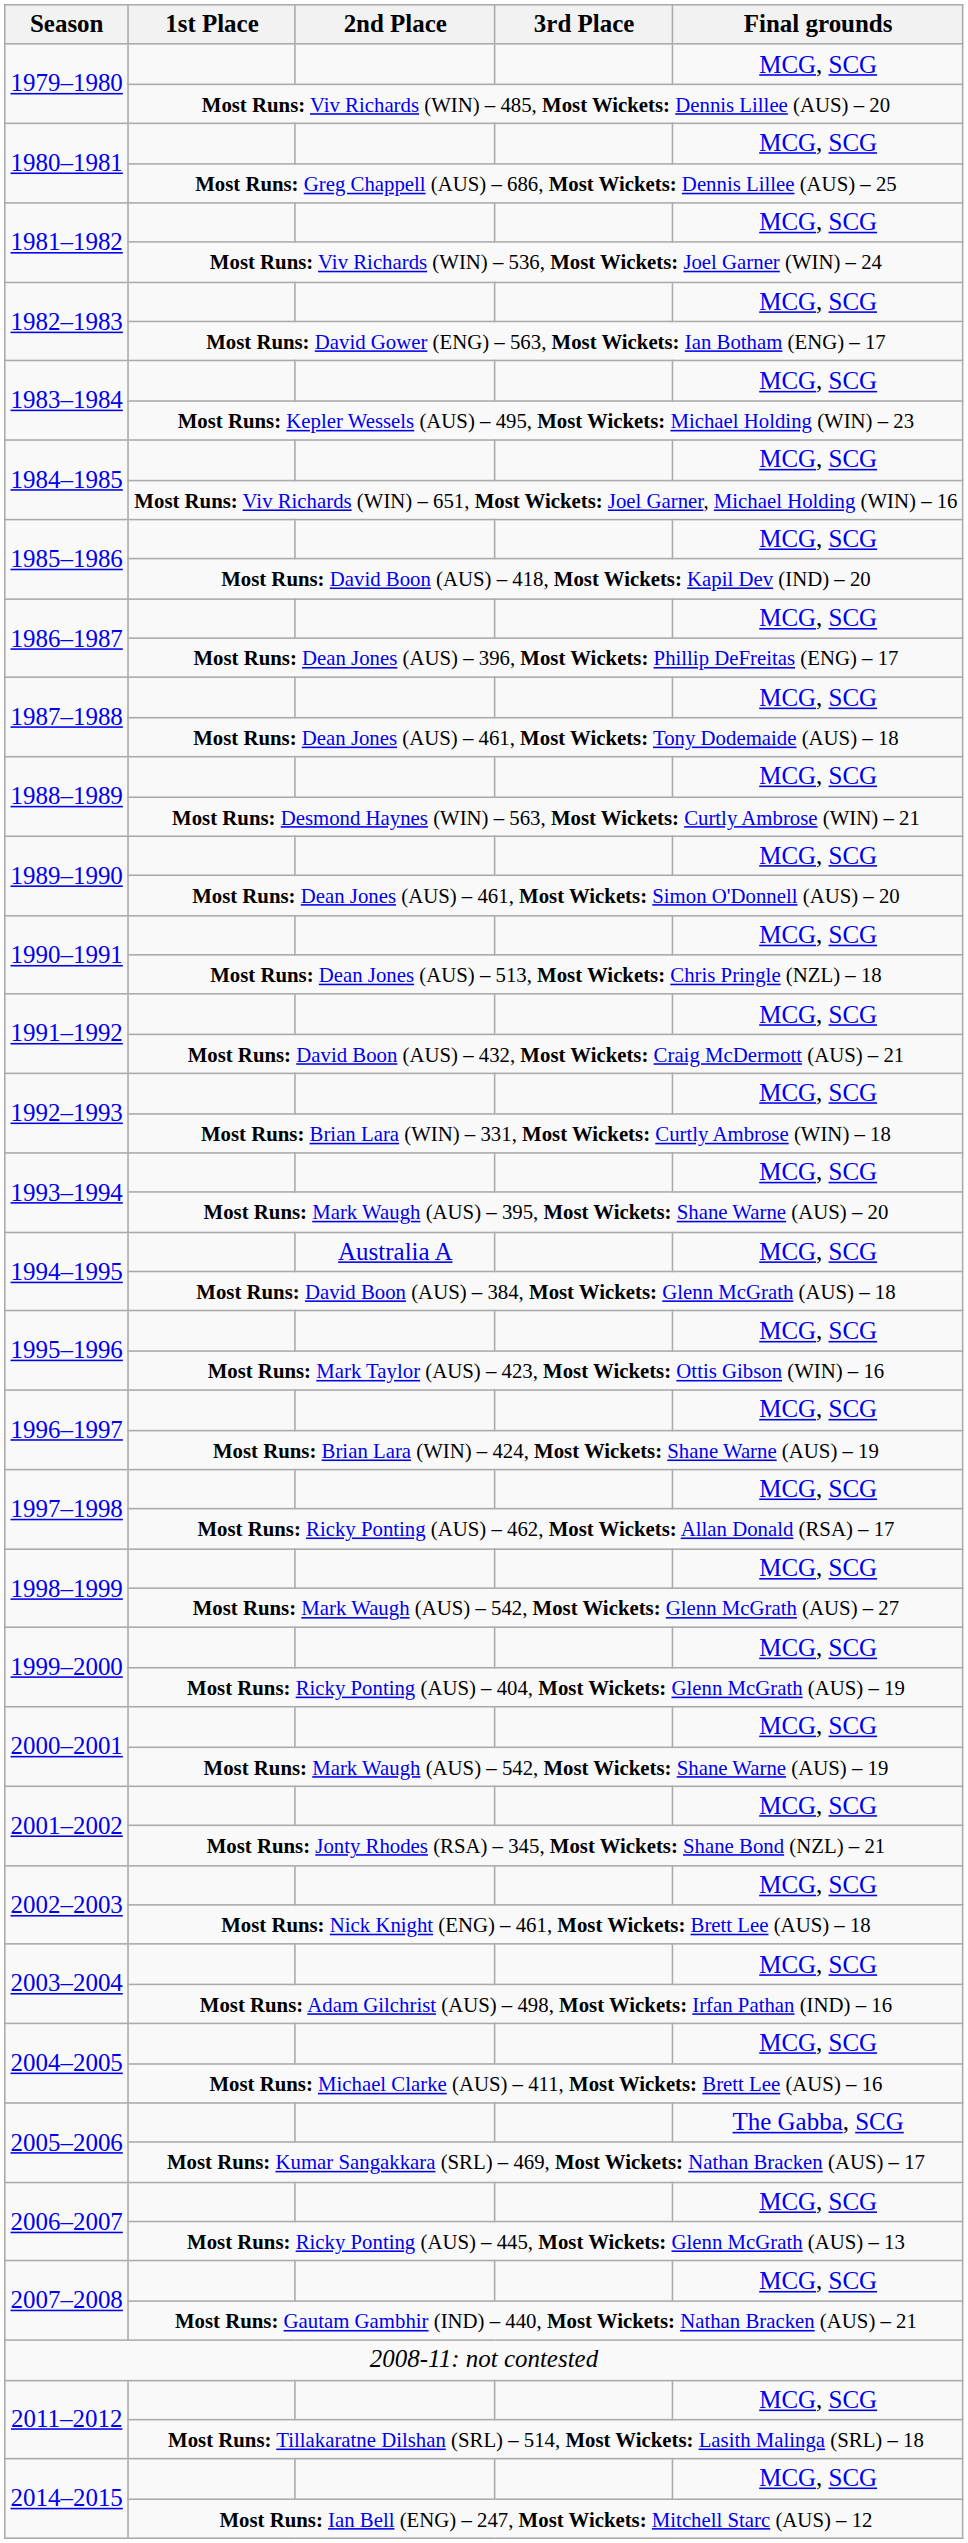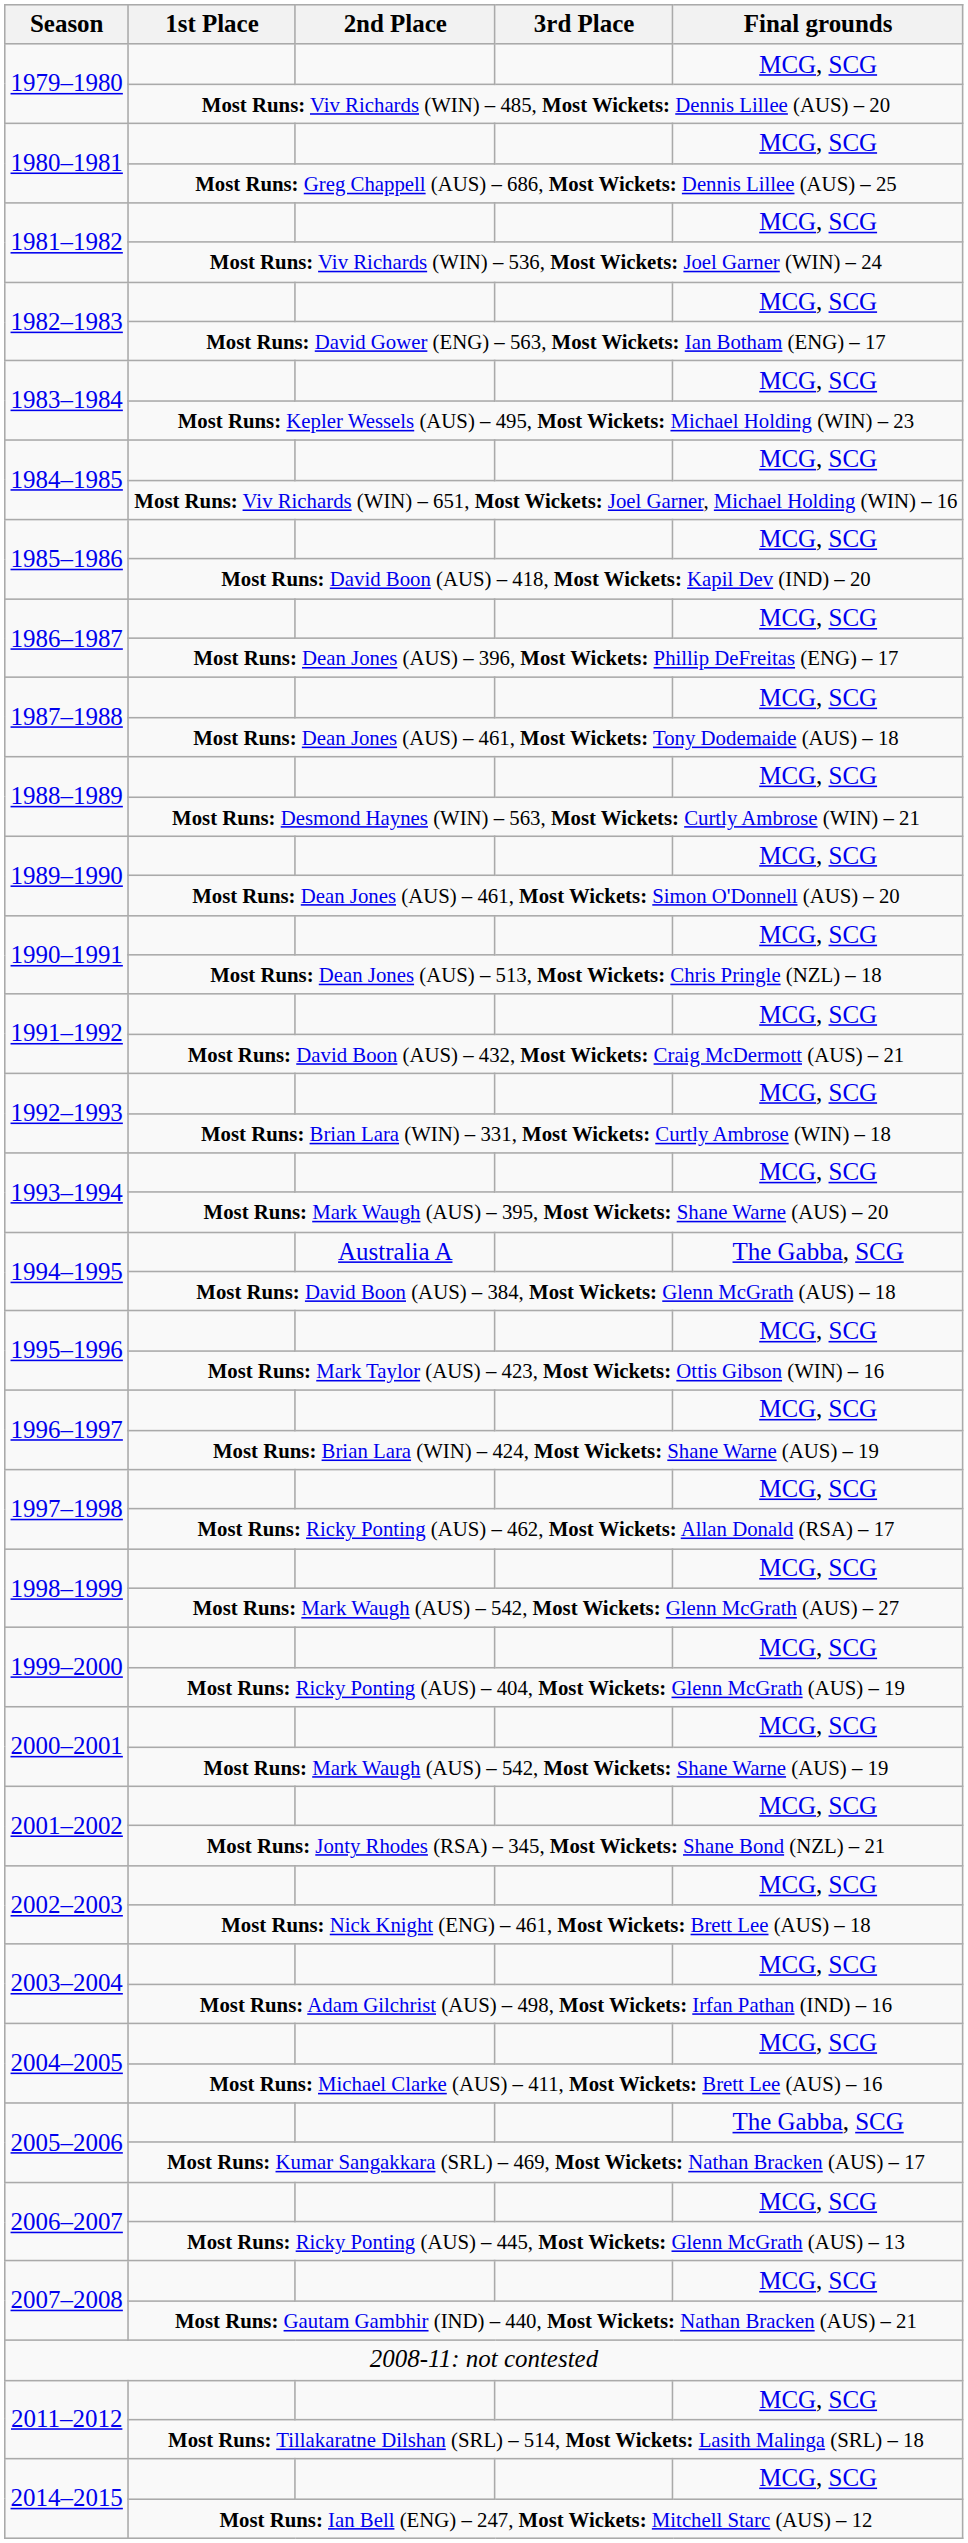(818, 1251) MCG, SCG -> (818, 1251) The Gabba, SCG
